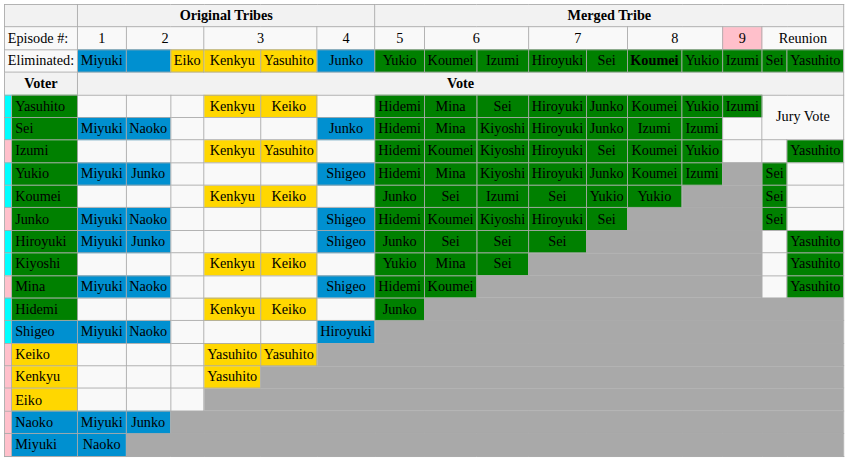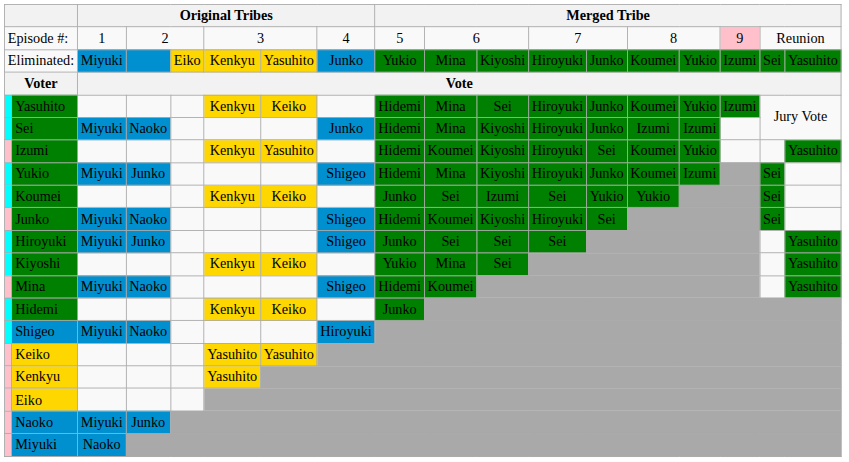(451, 60) Koumei -> (451, 60) Mina
(503, 60) Izumi -> (503, 60) Kiyoshi
(607, 60) Sei -> (607, 60) Junko
(654, 60) bold -> (653, 60) normal
